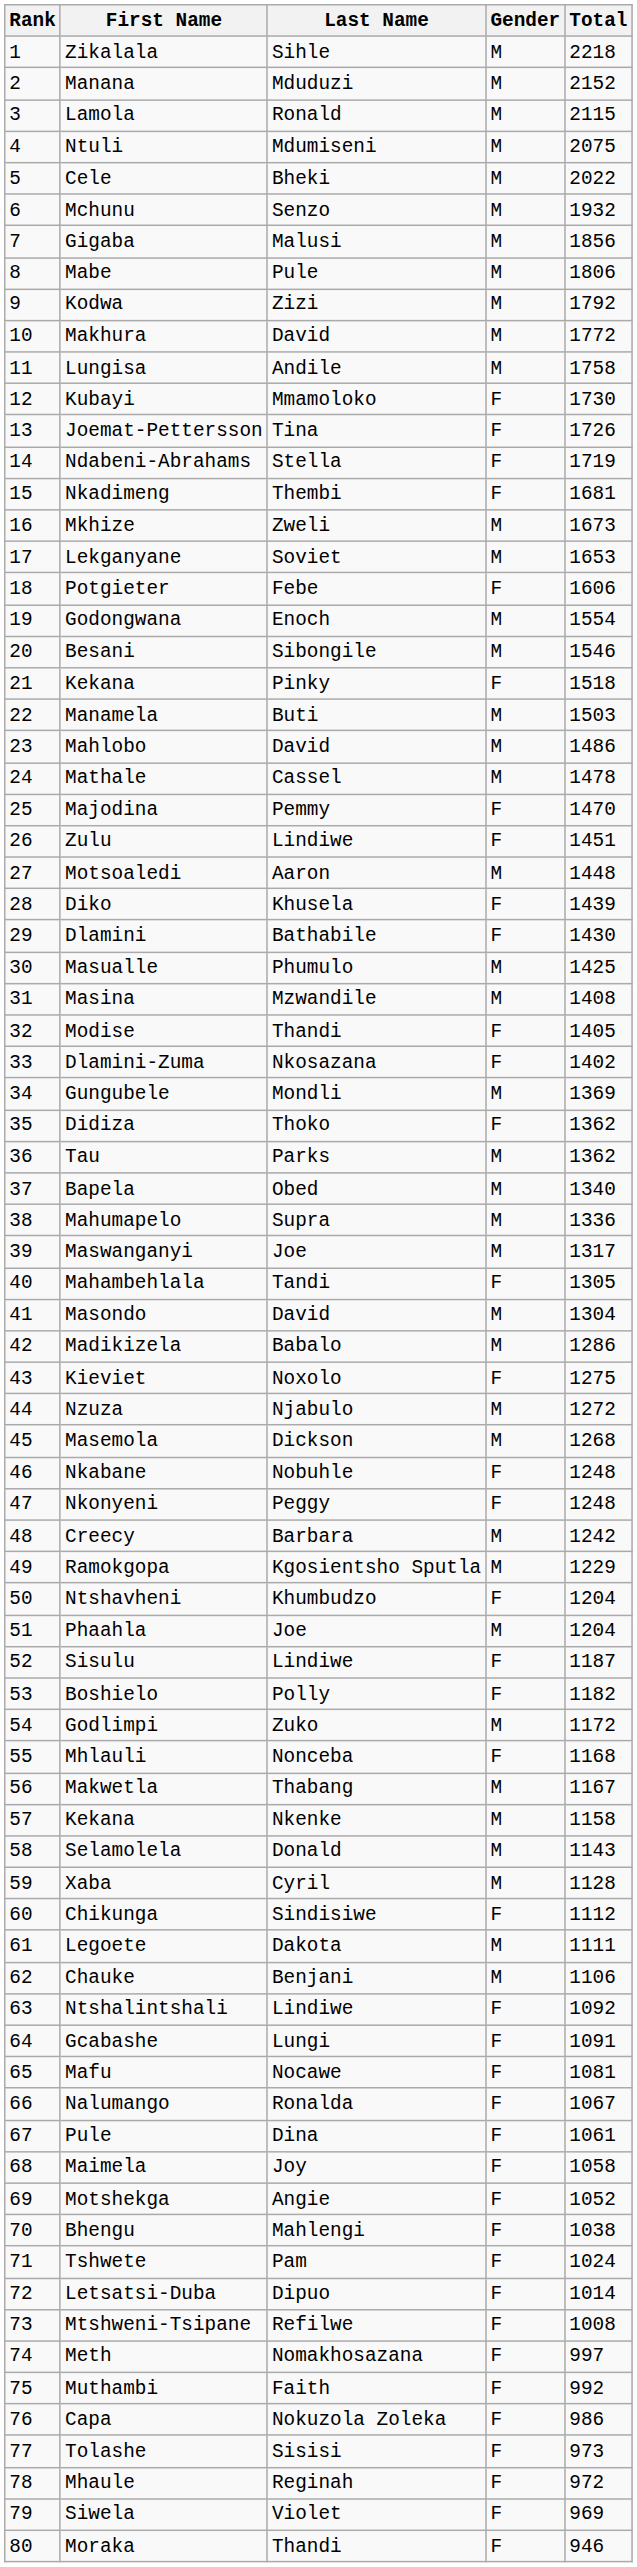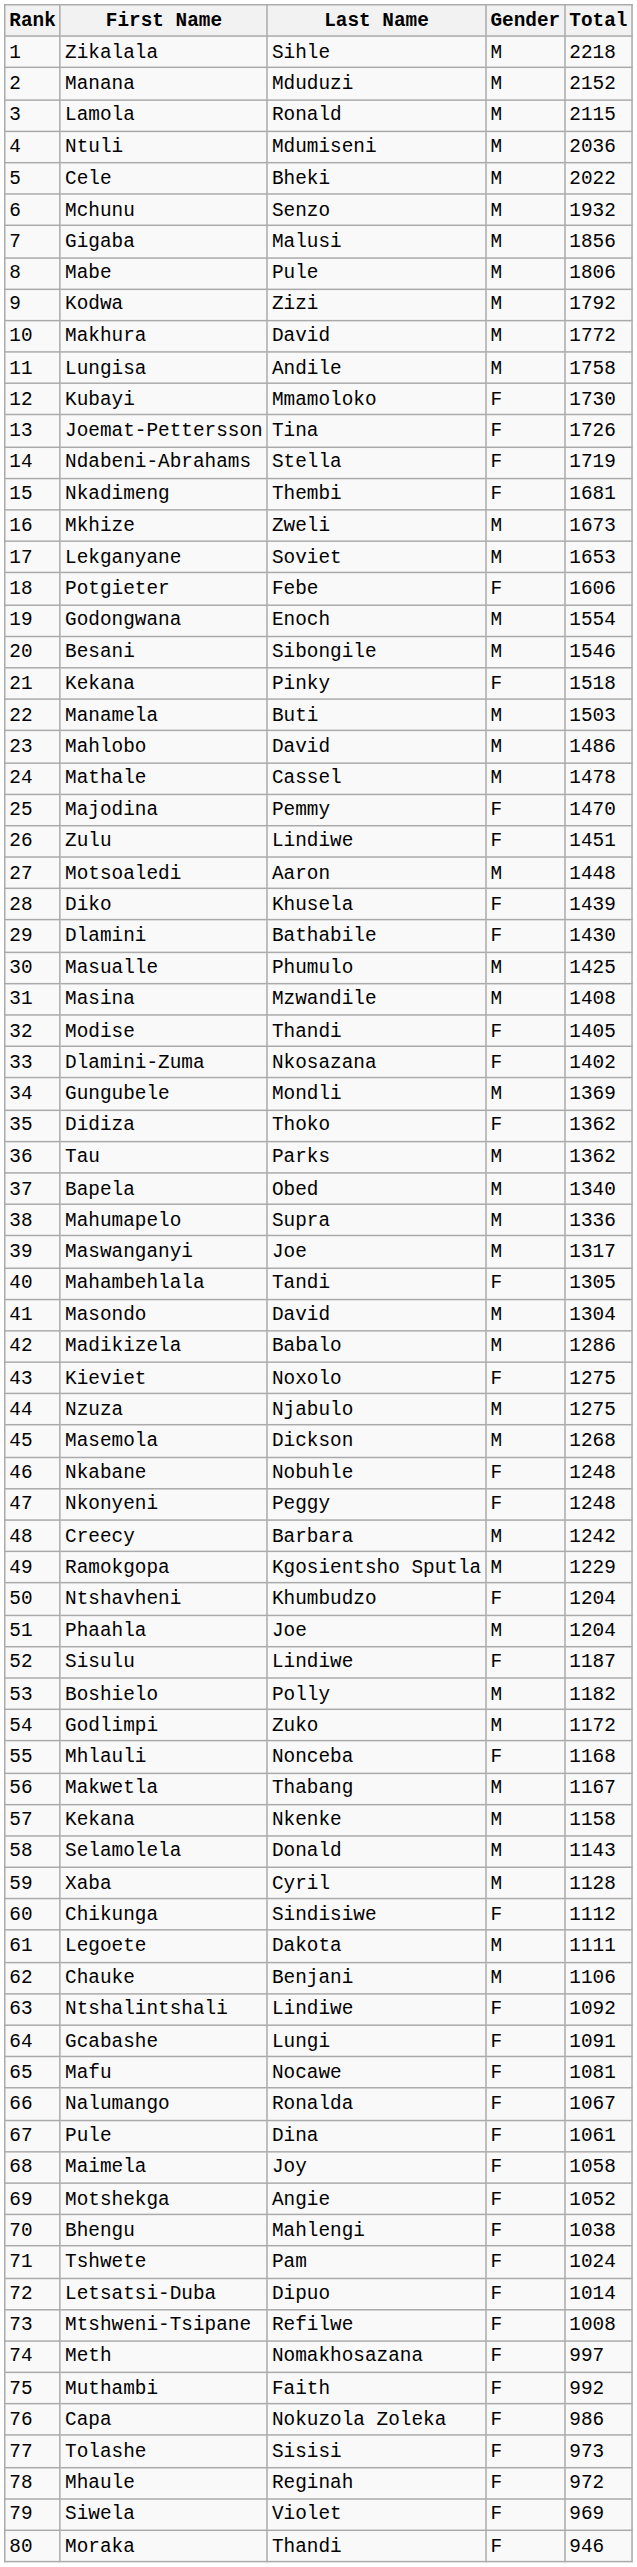(593, 147) 2075 -> (593, 147) 2036
(593, 1410) 1272 -> (593, 1410) 1275
(496, 1694) F -> (496, 1694) M
